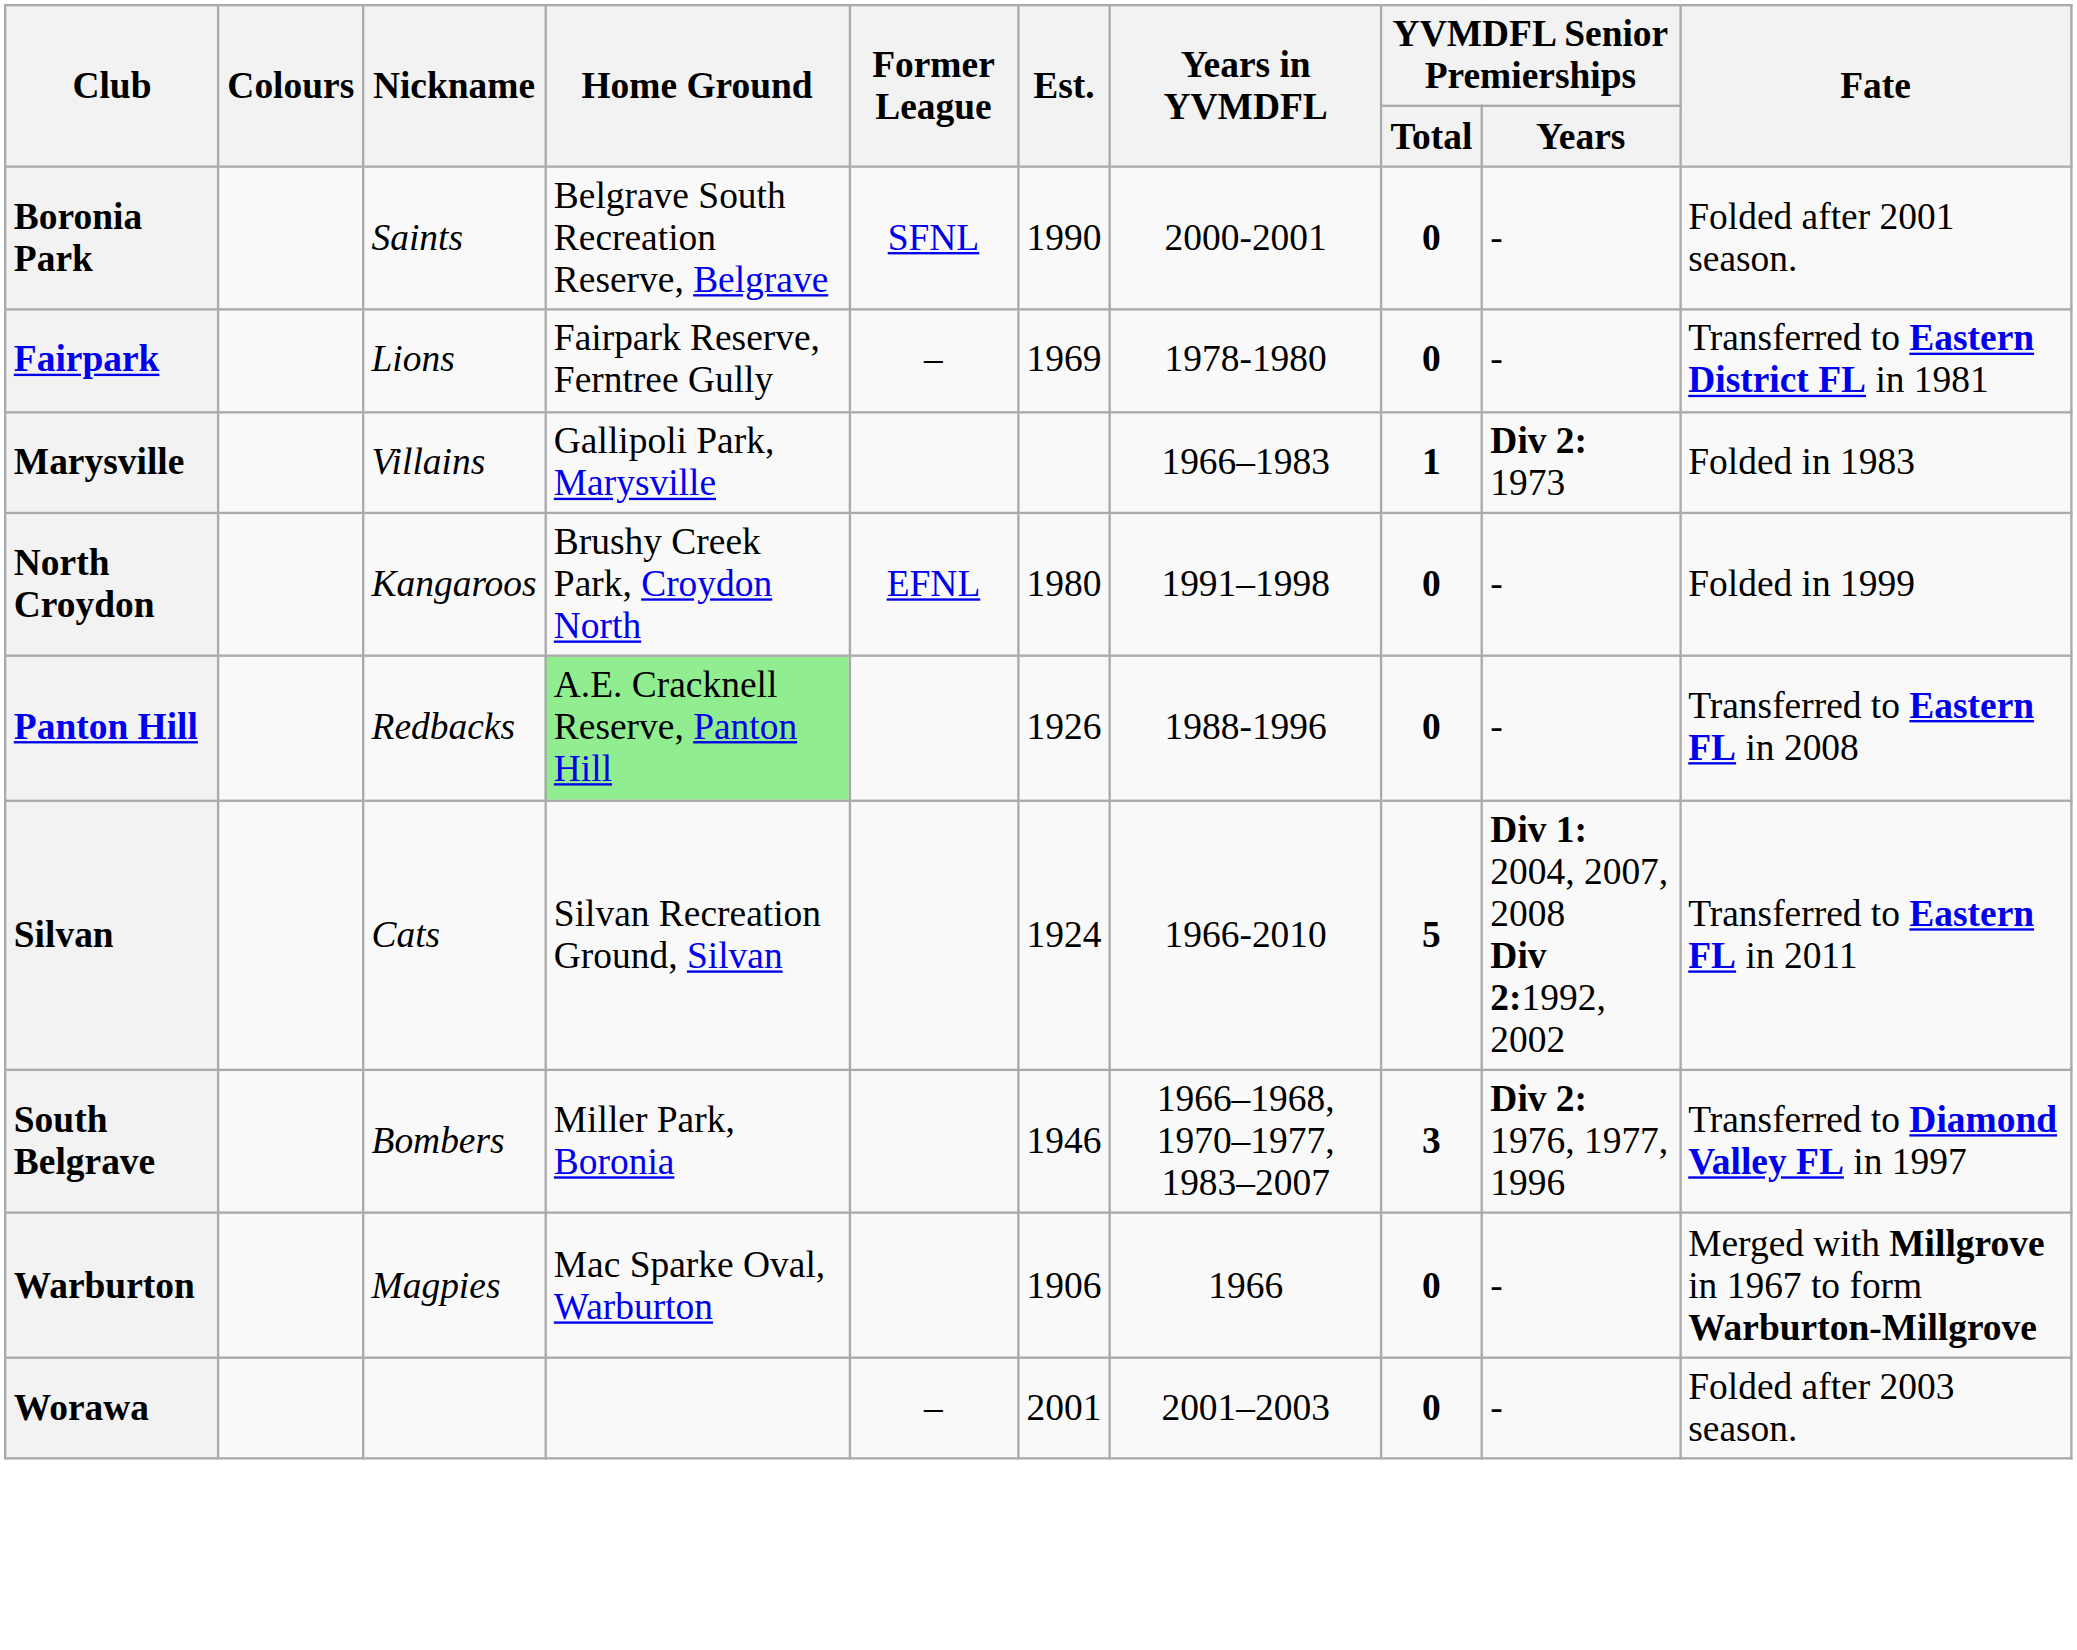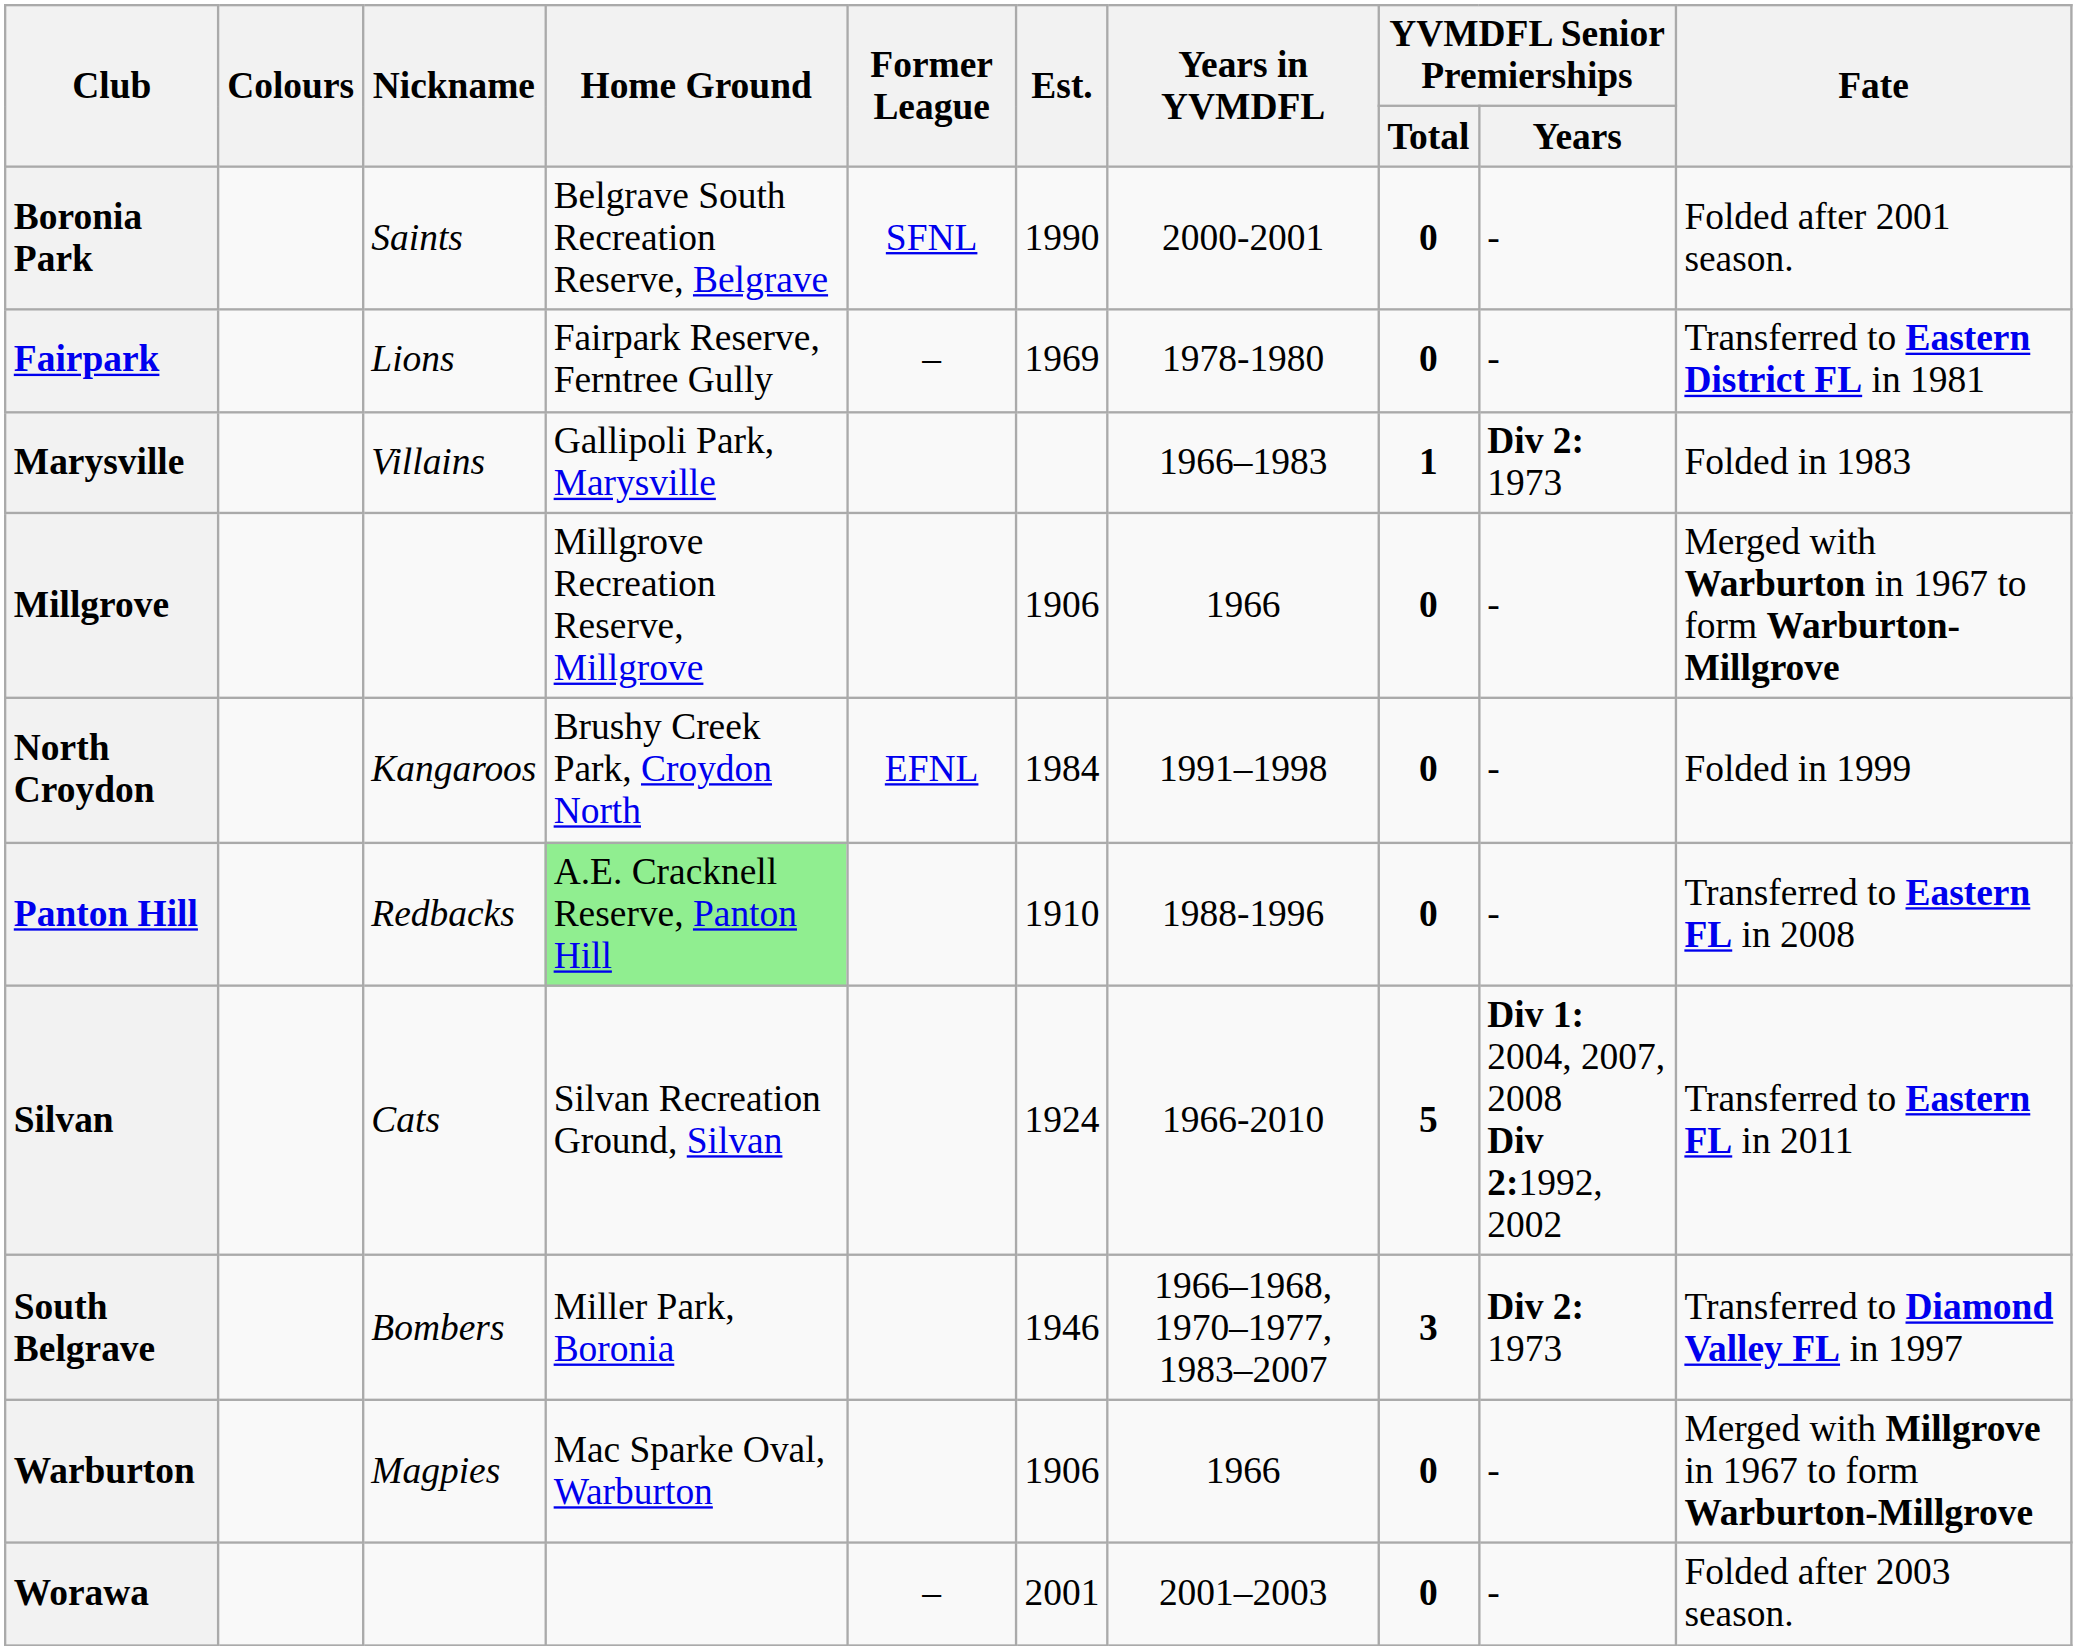+ row: (91, 604)
(1064, 583) 1980 -> (1062, 769) 1984
(1064, 727) 1926 -> (1062, 913) 1910
(1579, 1141) Div 2: 1976, 1977, 1996 -> (1536, 1326) Div 2: 1973
